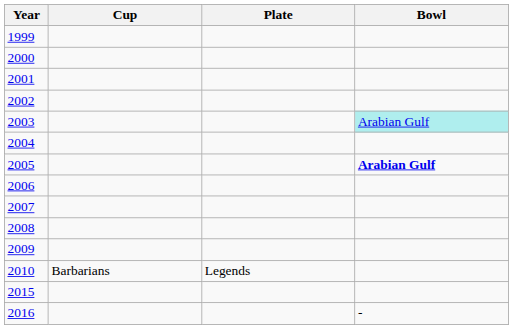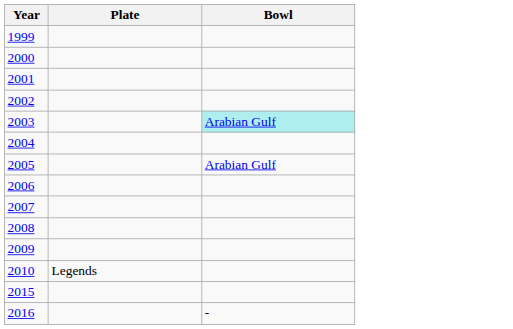- column: (125, 15)
(397, 164) bold -> (240, 164) normal
